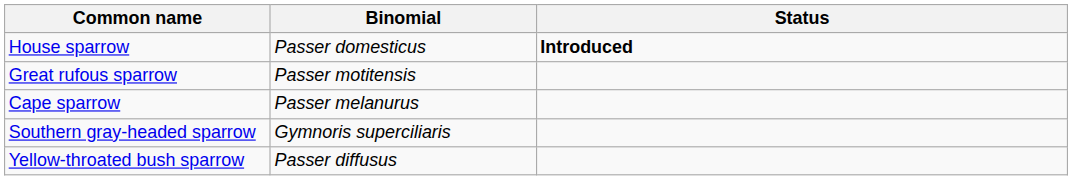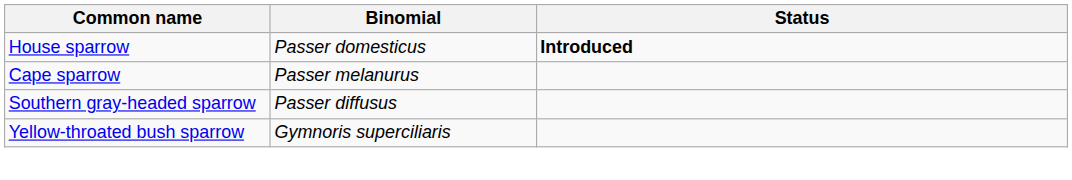- row: (93, 75)
(363, 132) Gymnoris superciliaris -> (336, 103) Passer diffusus
(336, 160) Passer diffusus -> (363, 132) Gymnoris superciliaris
